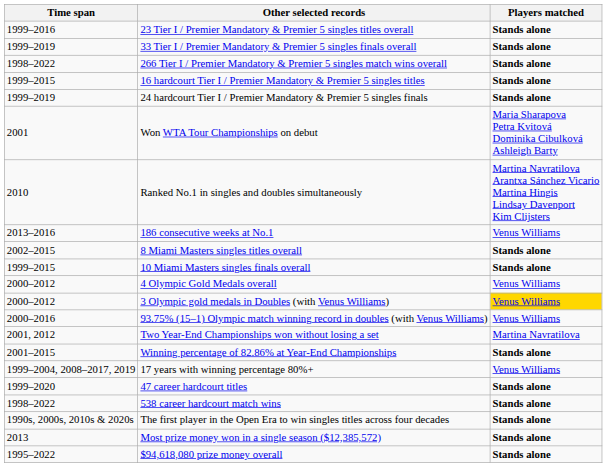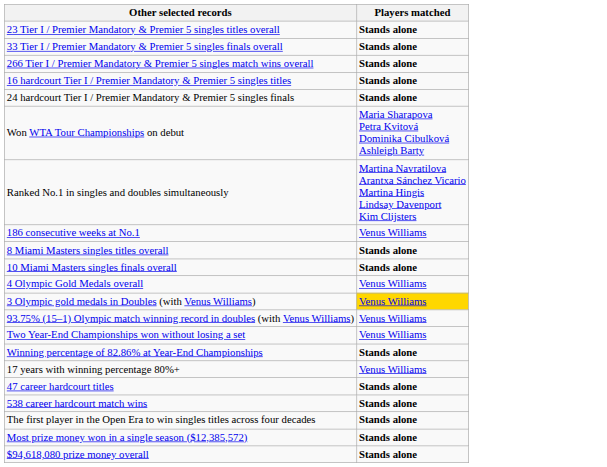- column: (71, 13)
(536, 335) Martina Navratilova -> (393, 335) Venus Williams
